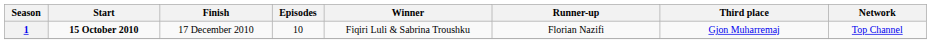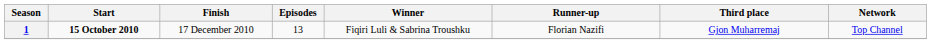(298, 30) 10 -> (298, 30) 13
